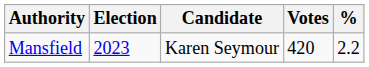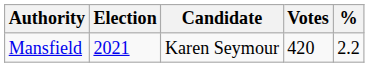(111, 47) 2023 -> (111, 47) 2021
